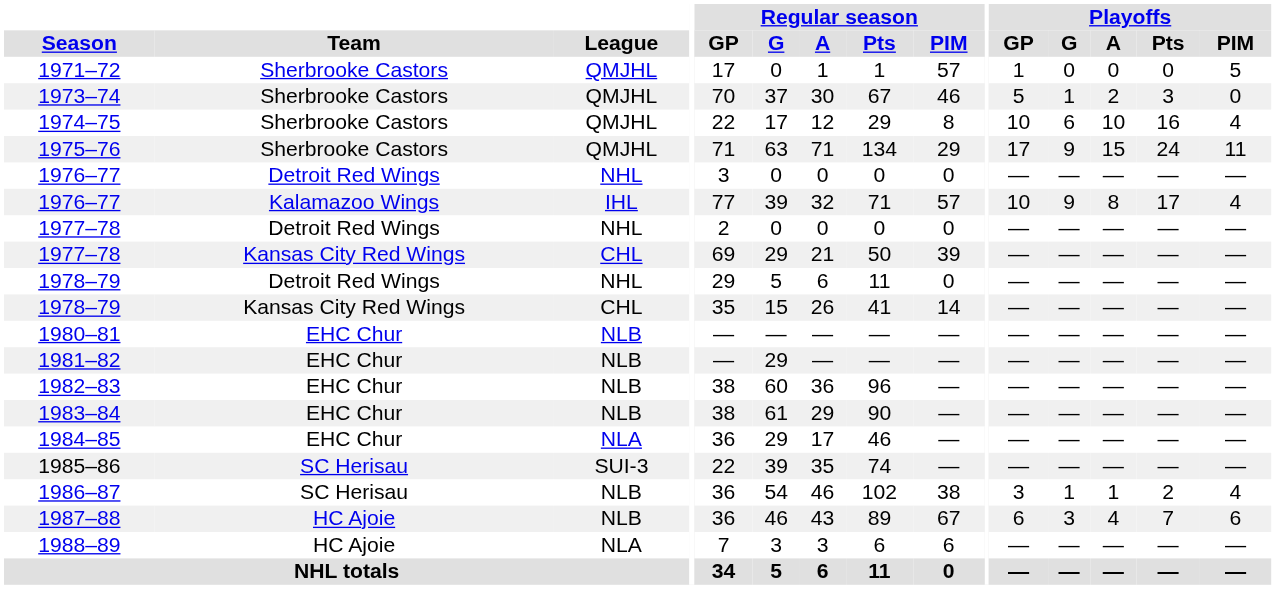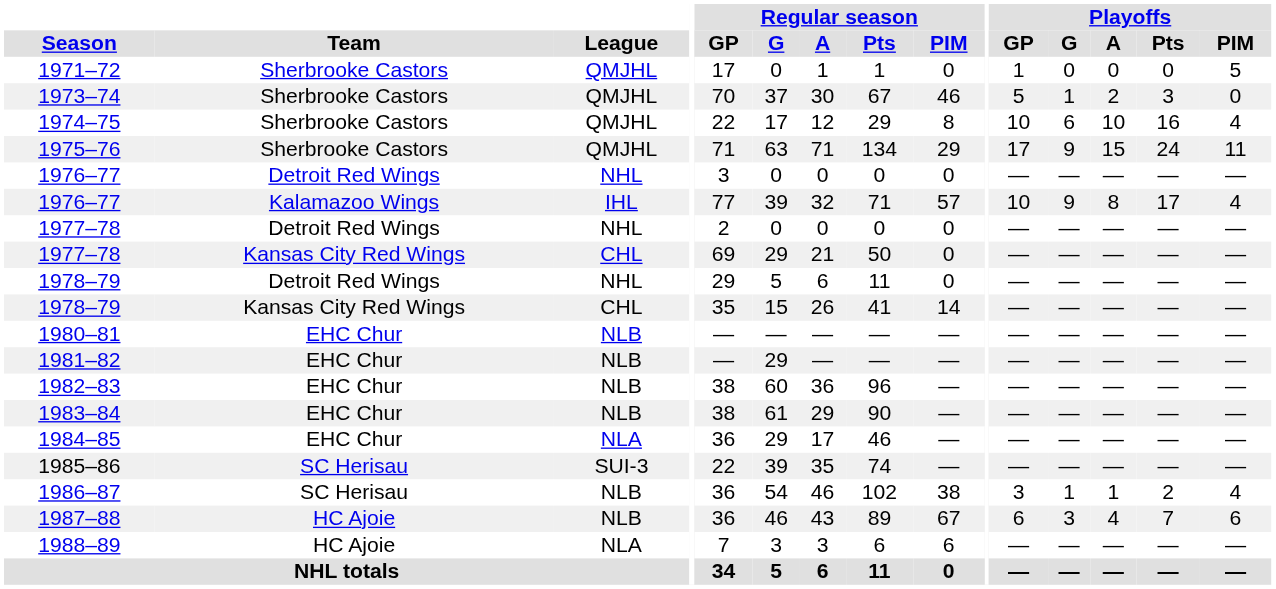(949, 69) 57 -> (949, 69) 0
(949, 254) 39 -> (949, 254) 0
